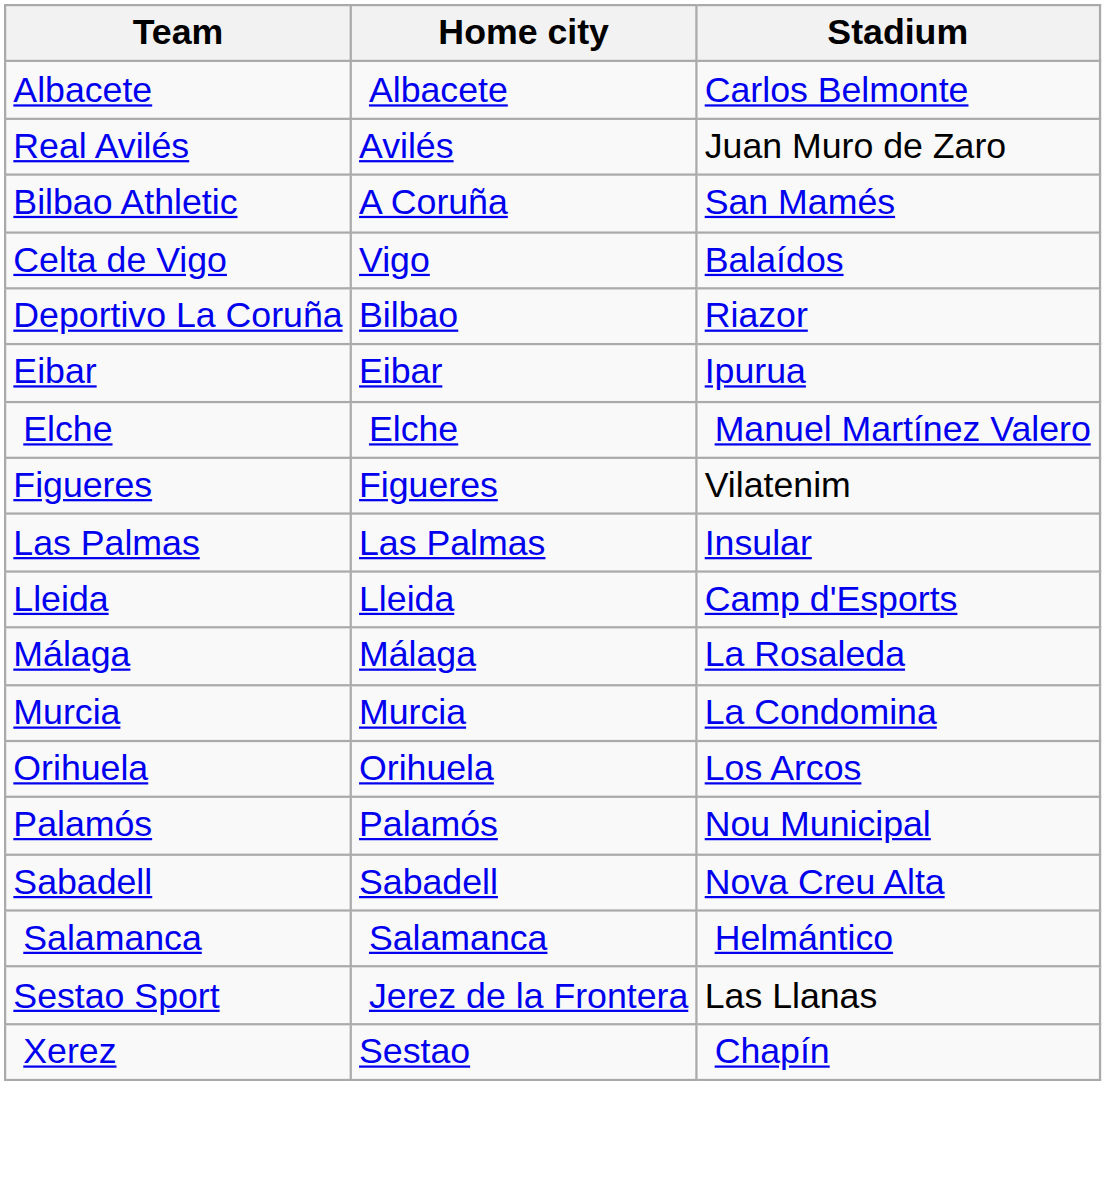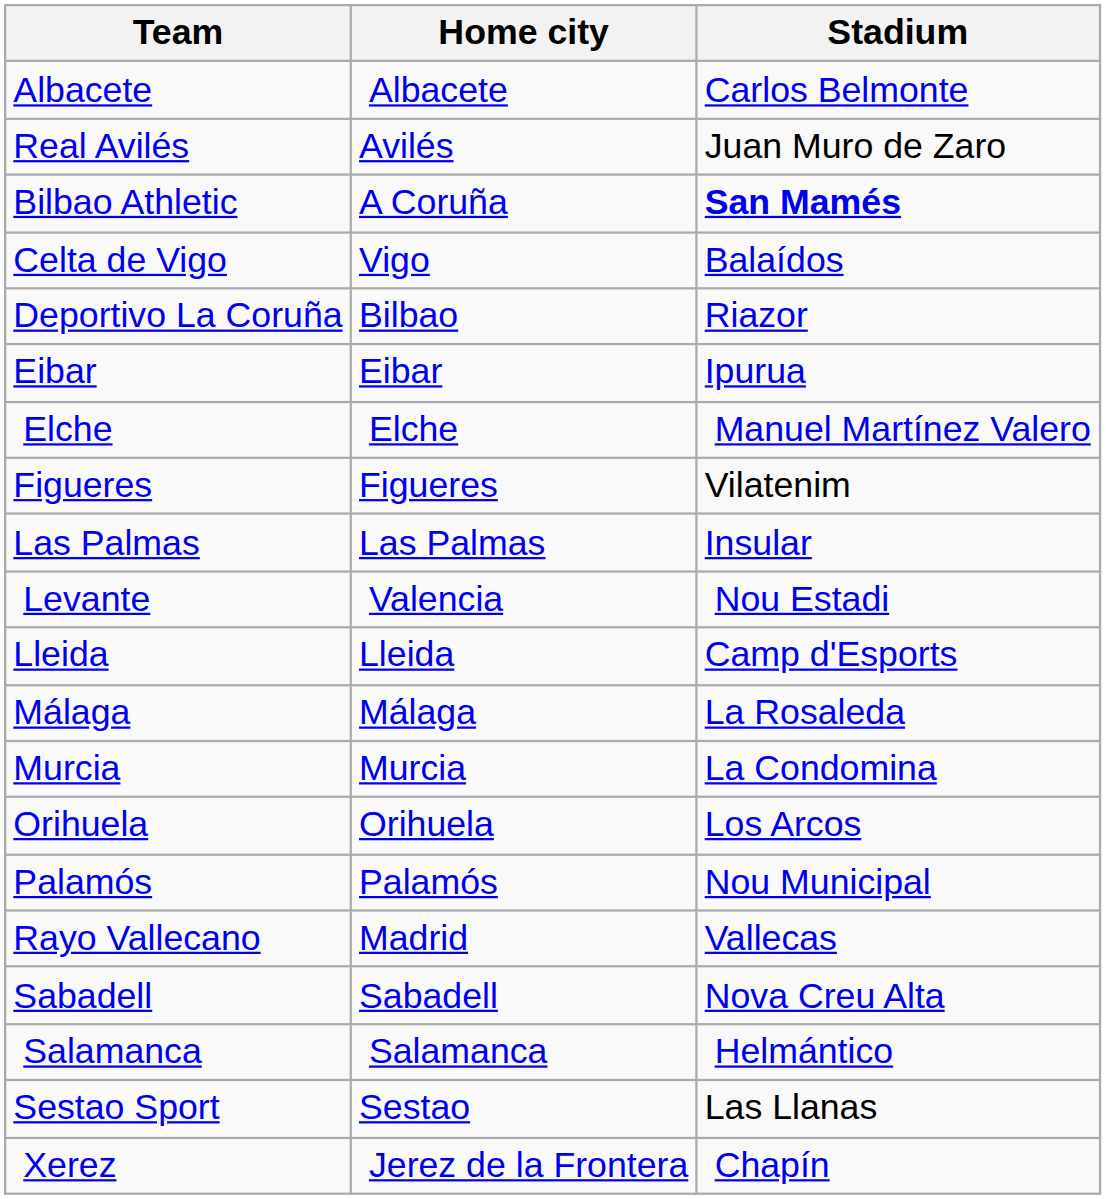(800, 202) normal -> (803, 202) bold
+ row: (82, 598)
+ row: (137, 938)
(524, 994) Jerez de la Frontera -> (415, 1107) Sestao
(415, 1051) Sestao -> (524, 1164) Jerez de la Frontera
